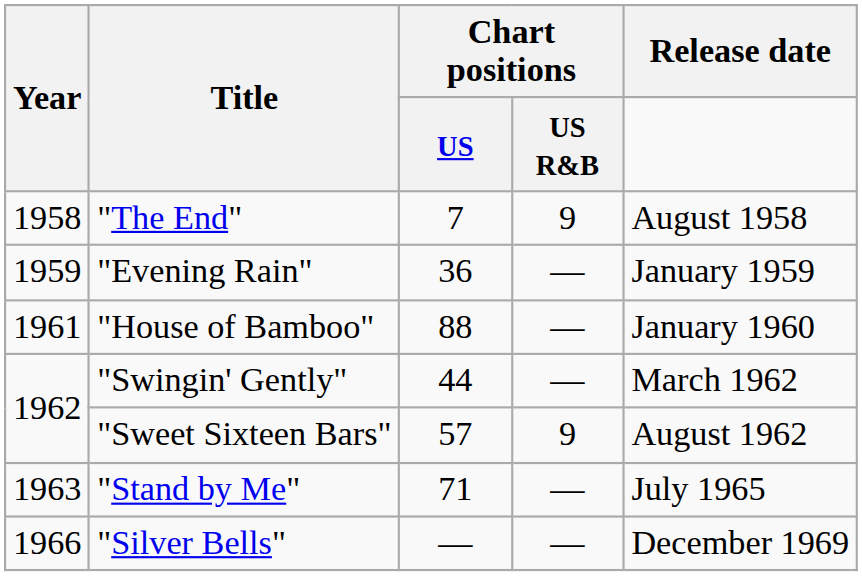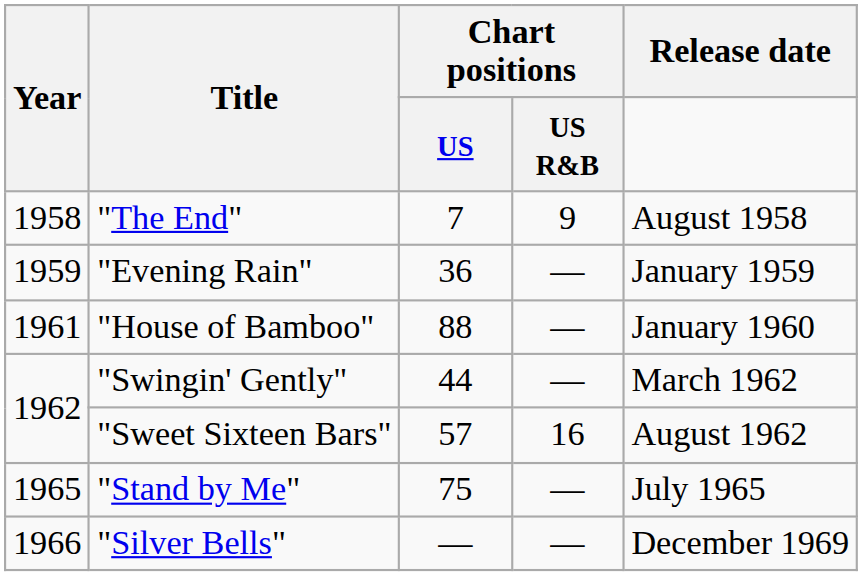(567, 434) 9 -> (567, 434) 16
(47, 488) 1963 -> (47, 488) 1965
(455, 488) 71 -> (455, 488) 75
